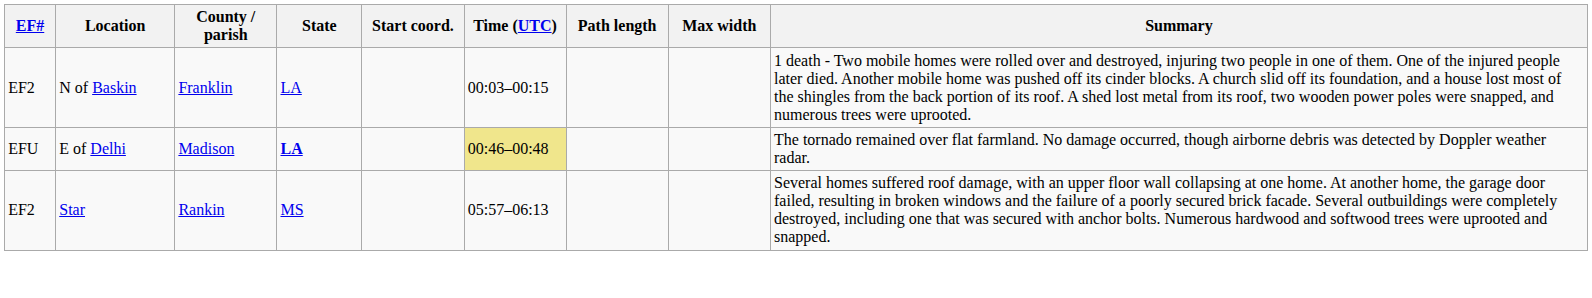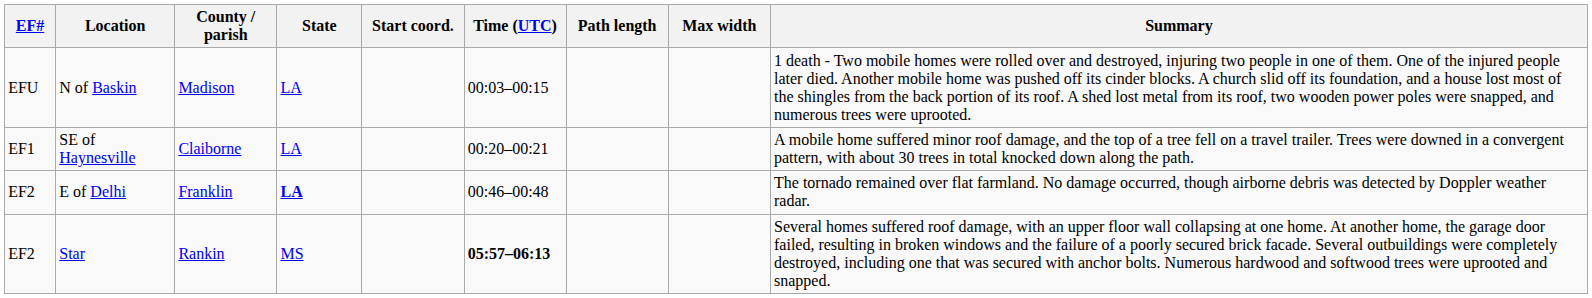(22, 87) EF2 -> (23, 87) EFU
(205, 87) Franklin -> (206, 87) Madison
+ row: (97, 148)
(23, 148) EFU -> (22, 192) EF2
(206, 148) Madison -> (205, 192) Franklin
(508, 148) khaki background -> (508, 192) no background
(508, 210) normal -> (509, 253) bold
